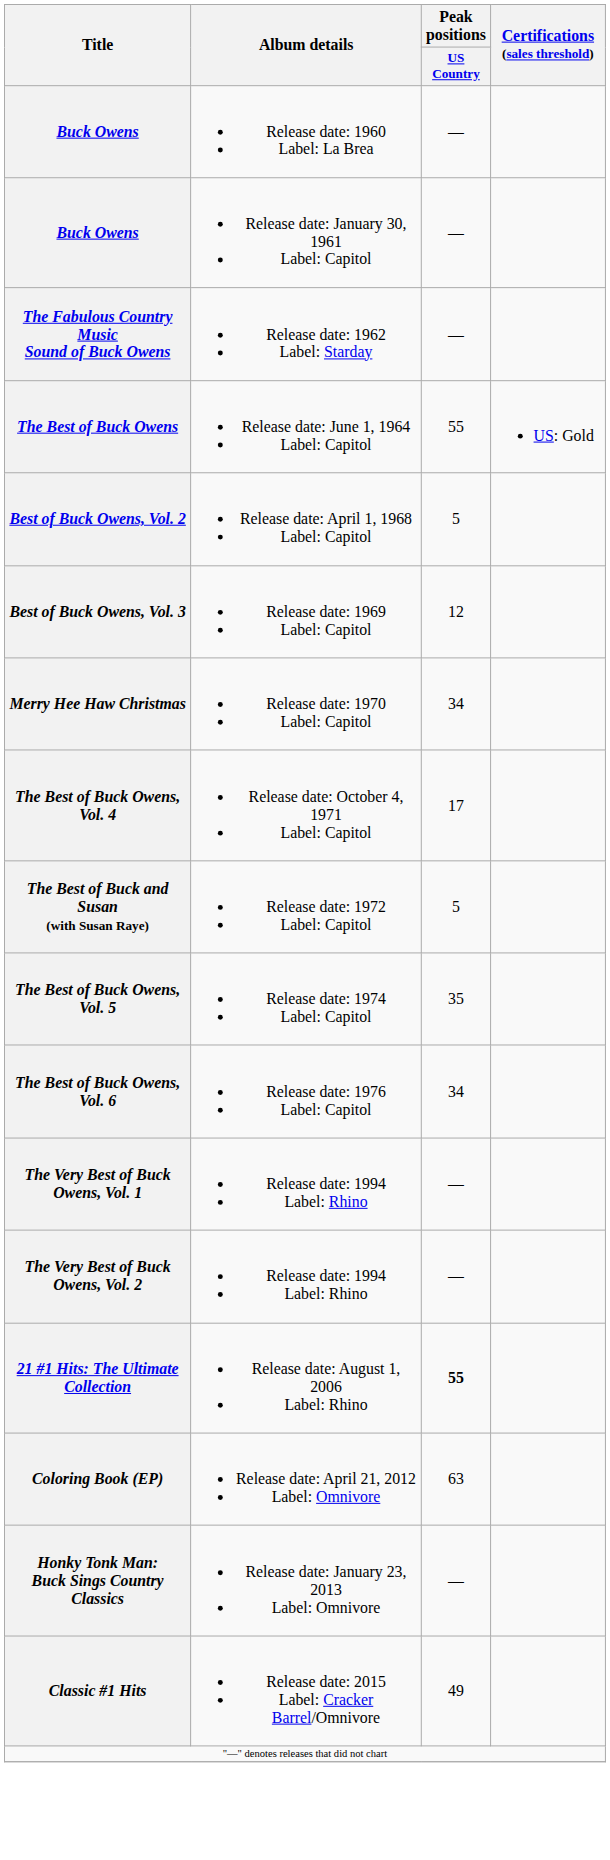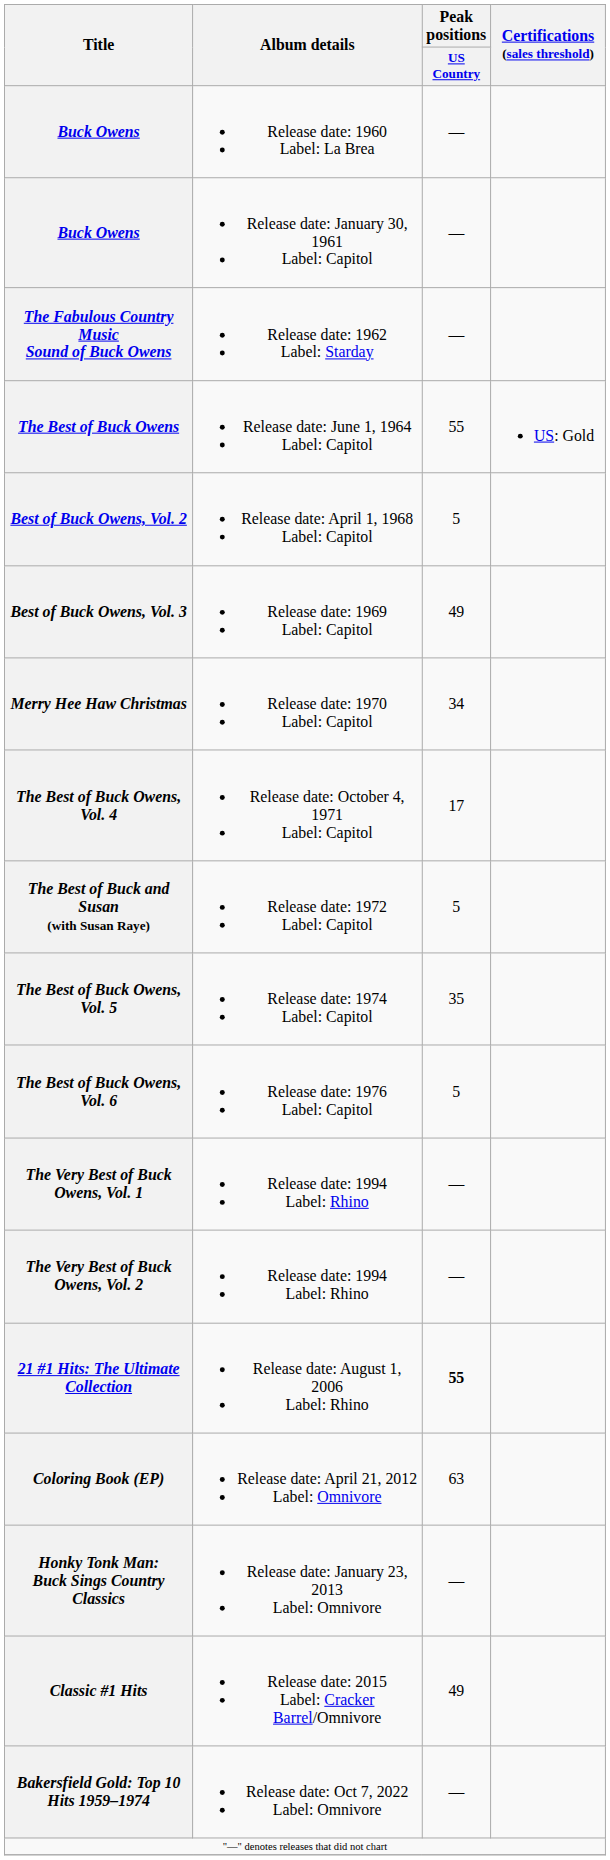(456, 611) 12 -> (456, 611) 49
(456, 1091) 34 -> (456, 1091) 5
+ row: (99, 1792)
